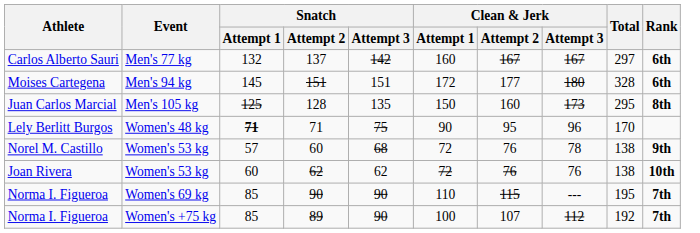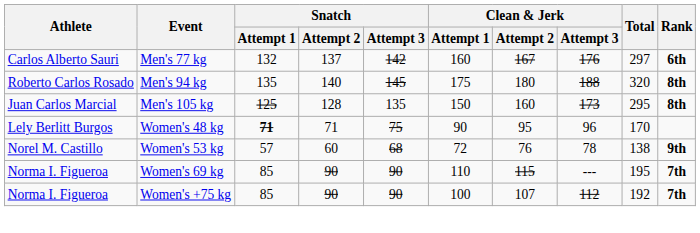(574, 60) 167 -> (589, 60) 176
- row: (56, 83)
+ row: (71, 83)
- row: (40, 172)
(316, 216) 89 -> (331, 194) 90
